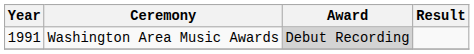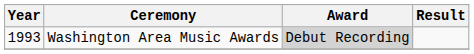(24, 38) 1991 -> (24, 38) 1993
